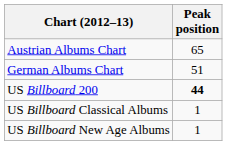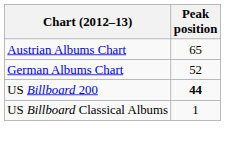(197, 69) 51 -> (196, 69) 52
- row: (89, 130)
